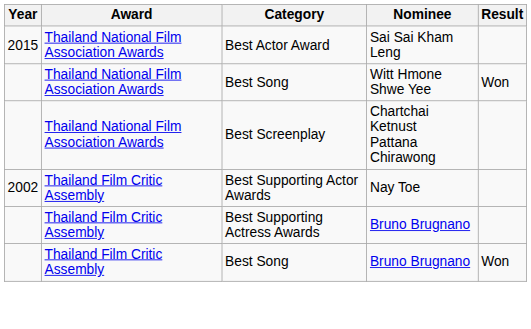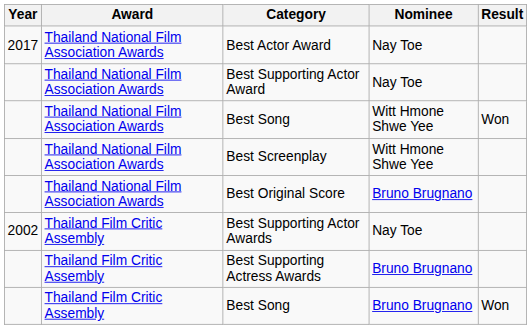(23, 44) 2015 -> (23, 44) 2017
(412, 44) Sai Sai Kham Leng -> (397, 44) Nay Toe
+ row: (113, 82)
(403, 135) Chartchai Ketnust Pattana Chirawong -> (408, 156) Witt Hmone Shwe Yee
+ row: (113, 194)
